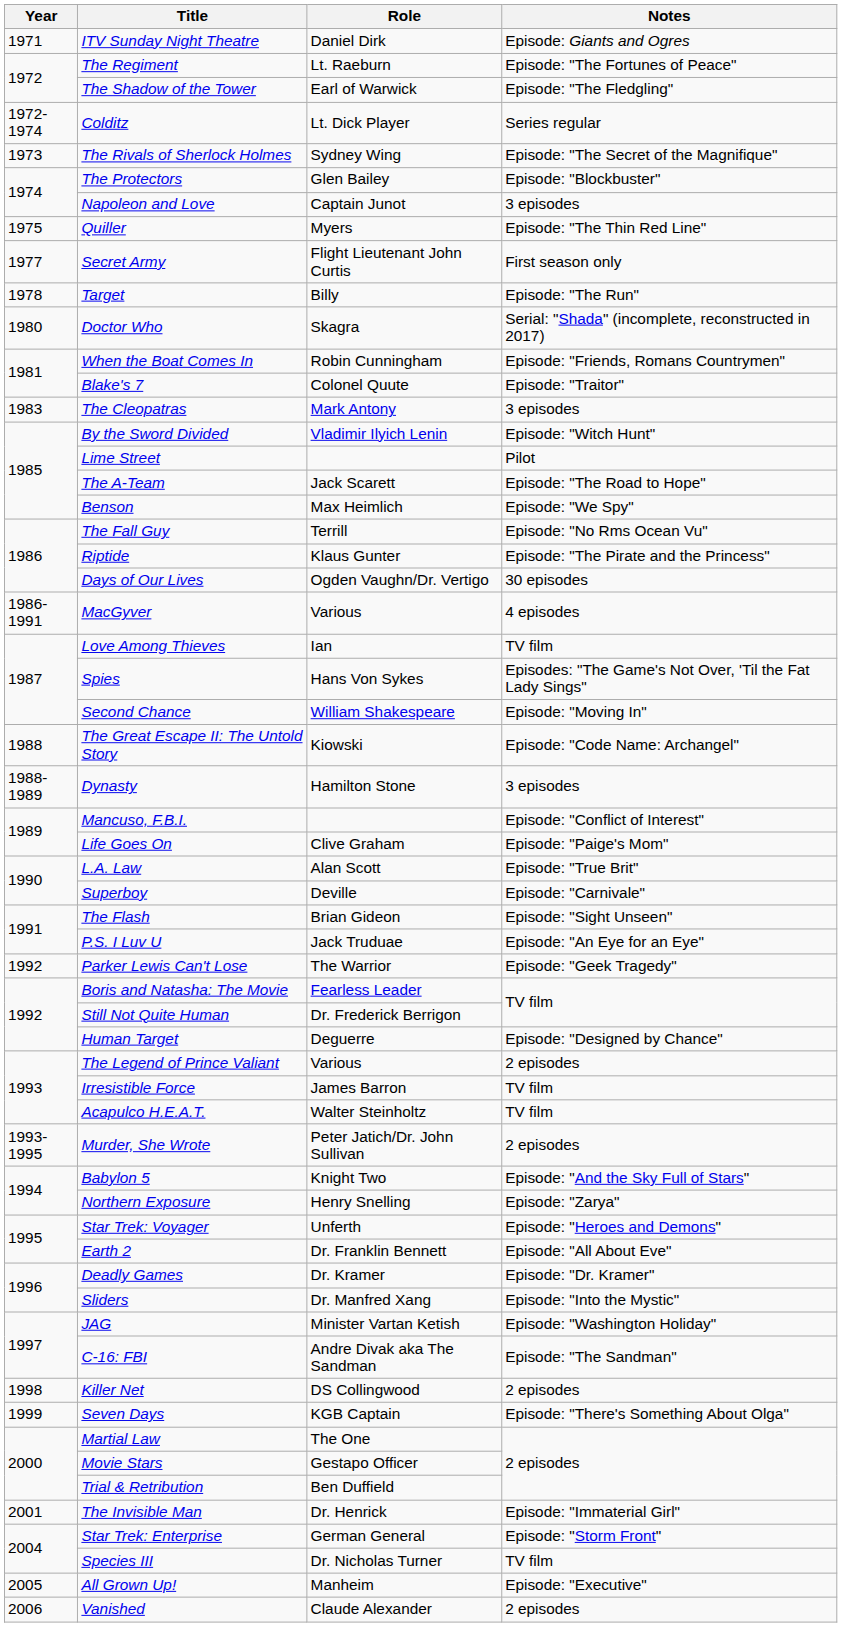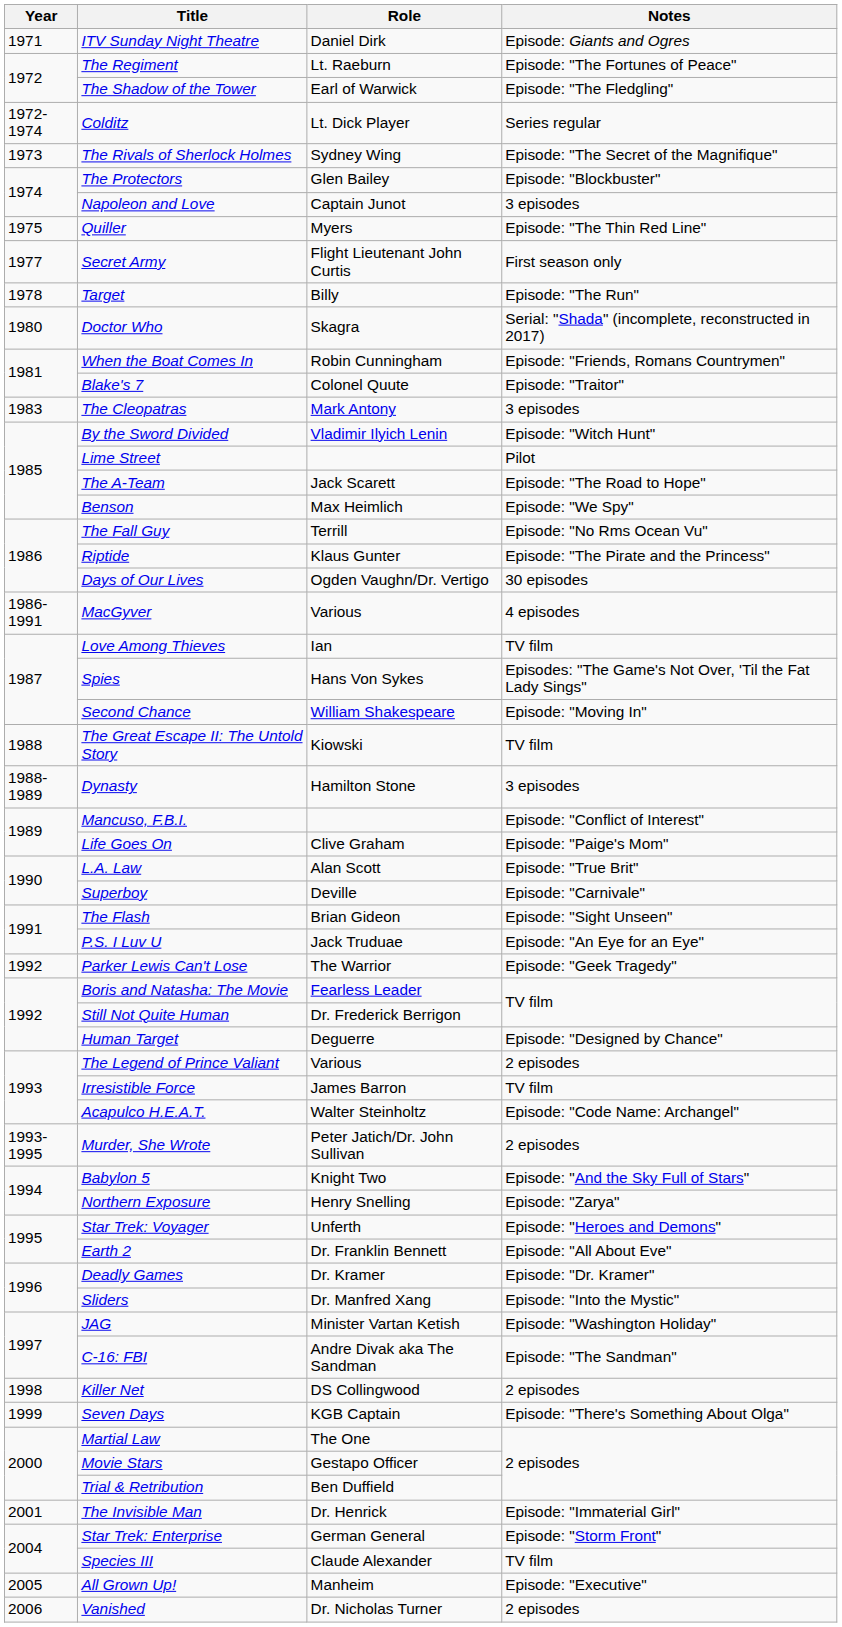(622, 745) Episode: "Code Name: Archangel" -> (529, 745) TV film
(529, 1112) TV film -> (622, 1112) Episode: "Code Name: Archangel"
(376, 1560) Dr. Nicholas Turner -> (371, 1560) Claude Alexander
(371, 1609) Claude Alexander -> (376, 1609) Dr. Nicholas Turner
